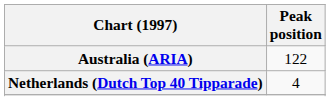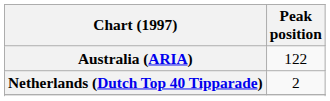(296, 82) 4 -> (296, 82) 2
